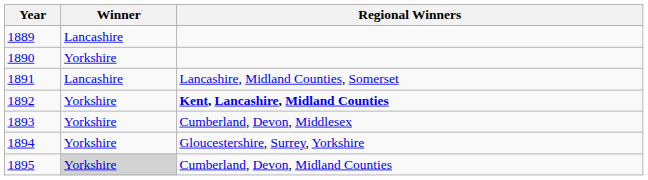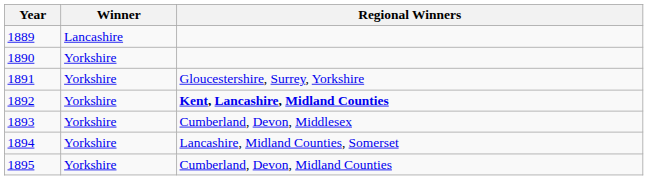(94, 79) Lancashire -> (90, 79) Yorkshire
(289, 79) Lancashire, Midland Counties, Somerset -> (272, 79) Gloucestershire, Surrey, Yorkshire
(272, 143) Gloucestershire, Surrey, Yorkshire -> (289, 143) Lancashire, Midland Counties, Somerset
(90, 164) lightgrey background -> (90, 164) no background
